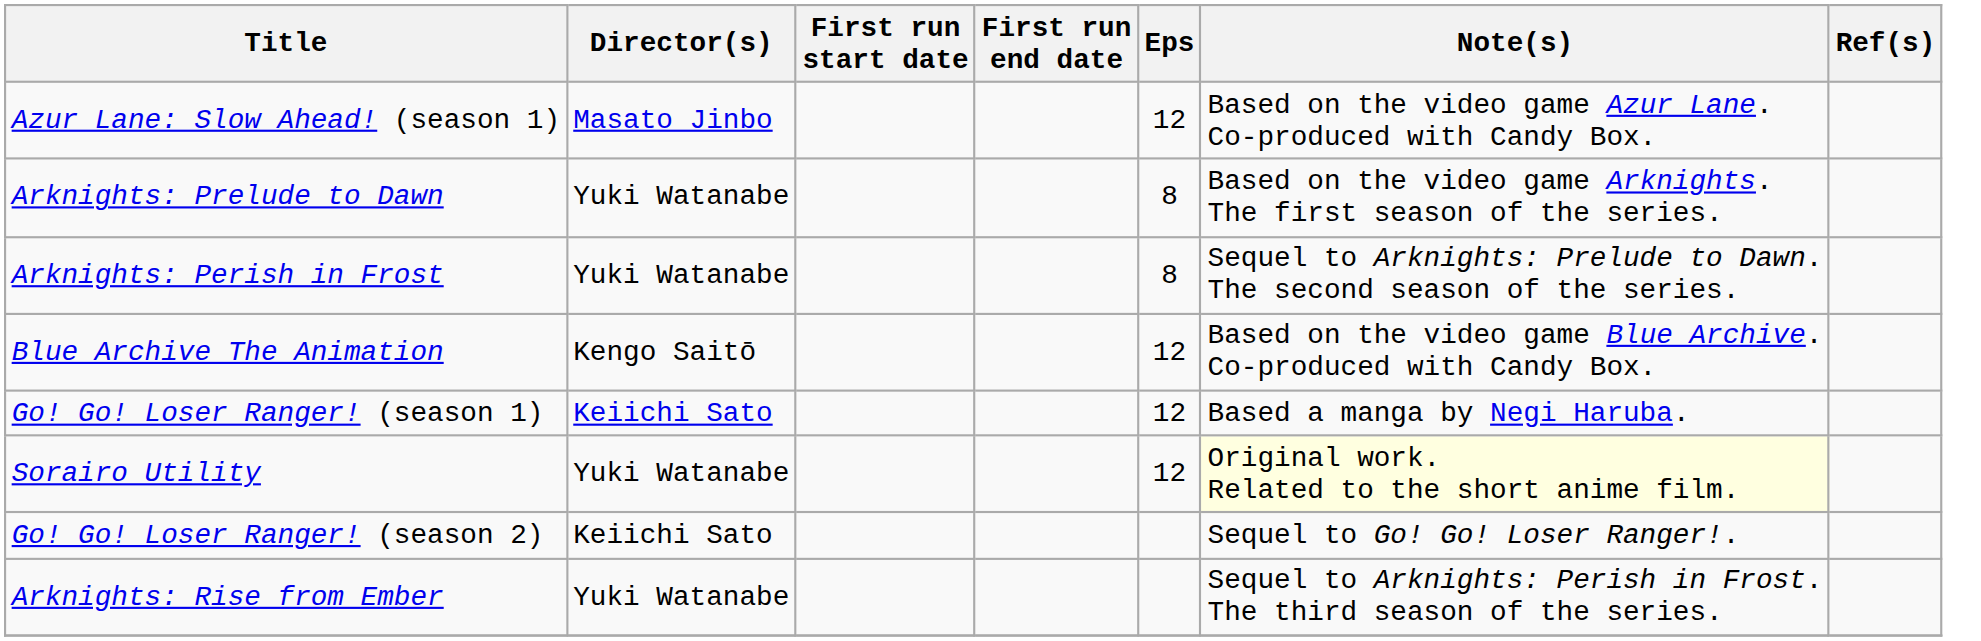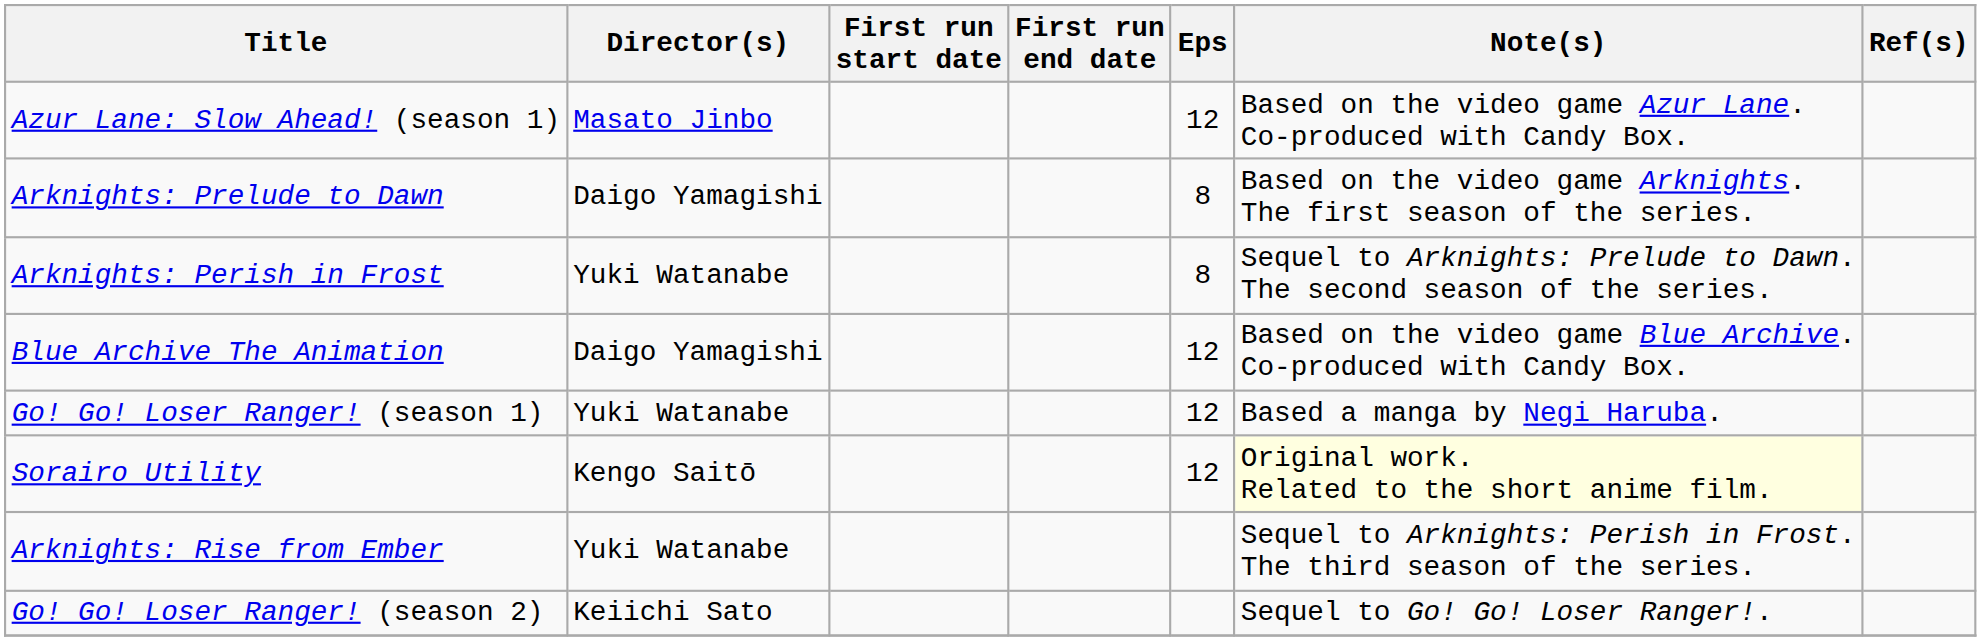(681, 198) Yuki Watanabe -> (698, 198) Daigo Yamagishi
(665, 352) Kengo Saitō -> (698, 352) Daigo Yamagishi
(673, 413) Keiichi Sato -> (681, 413) Yuki Watanabe
(681, 474) Yuki Watanabe -> (665, 474) Kengo Saitō
rows swapped: (278, 535) <-> (228, 596)
